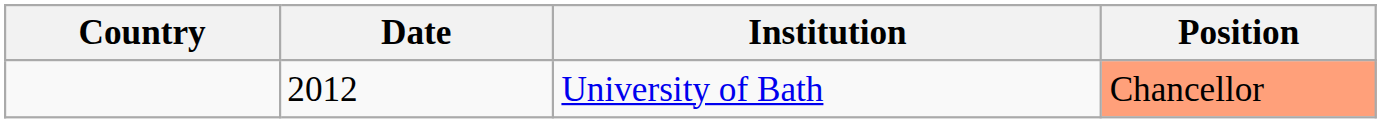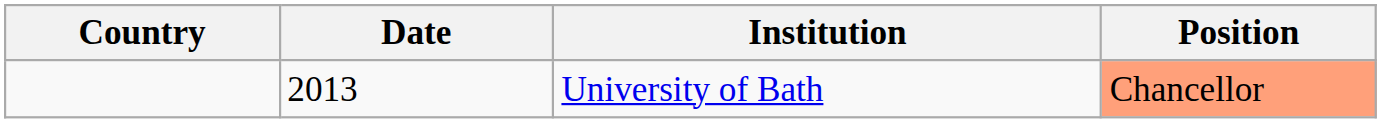(323, 88) 2012 -> (323, 88) 2013
